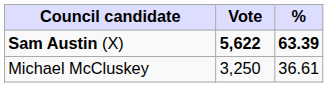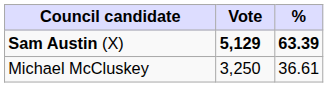(240, 43) 5,622 -> (240, 43) 5,129
